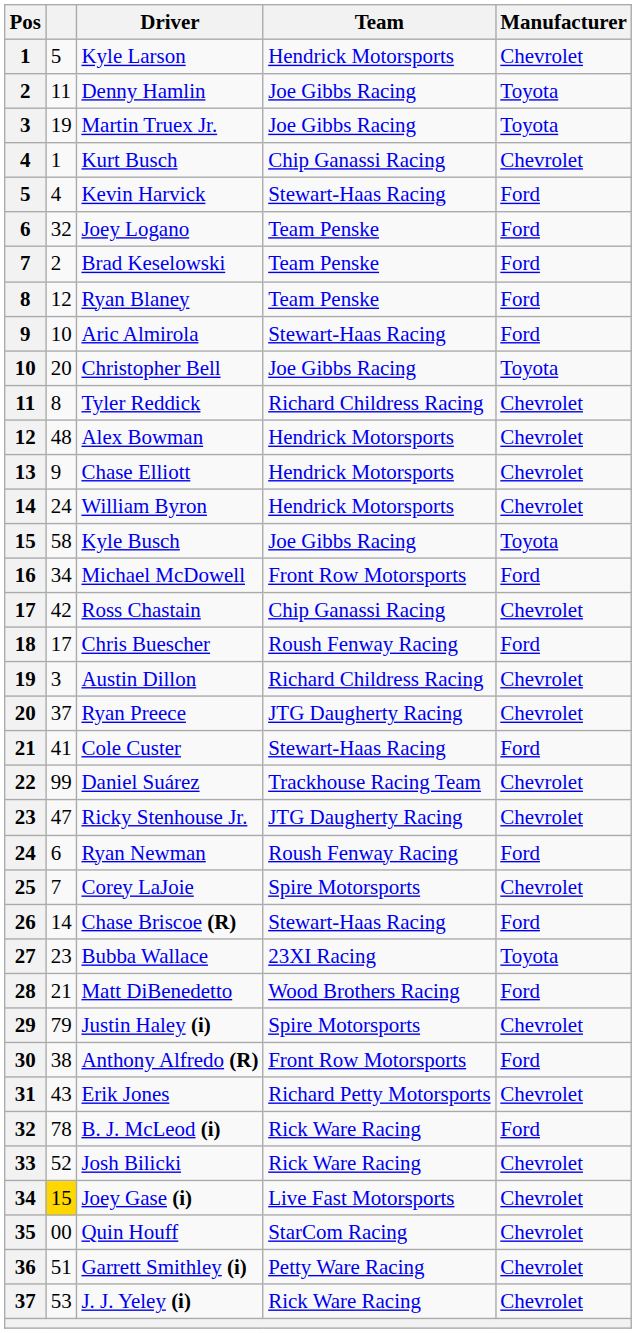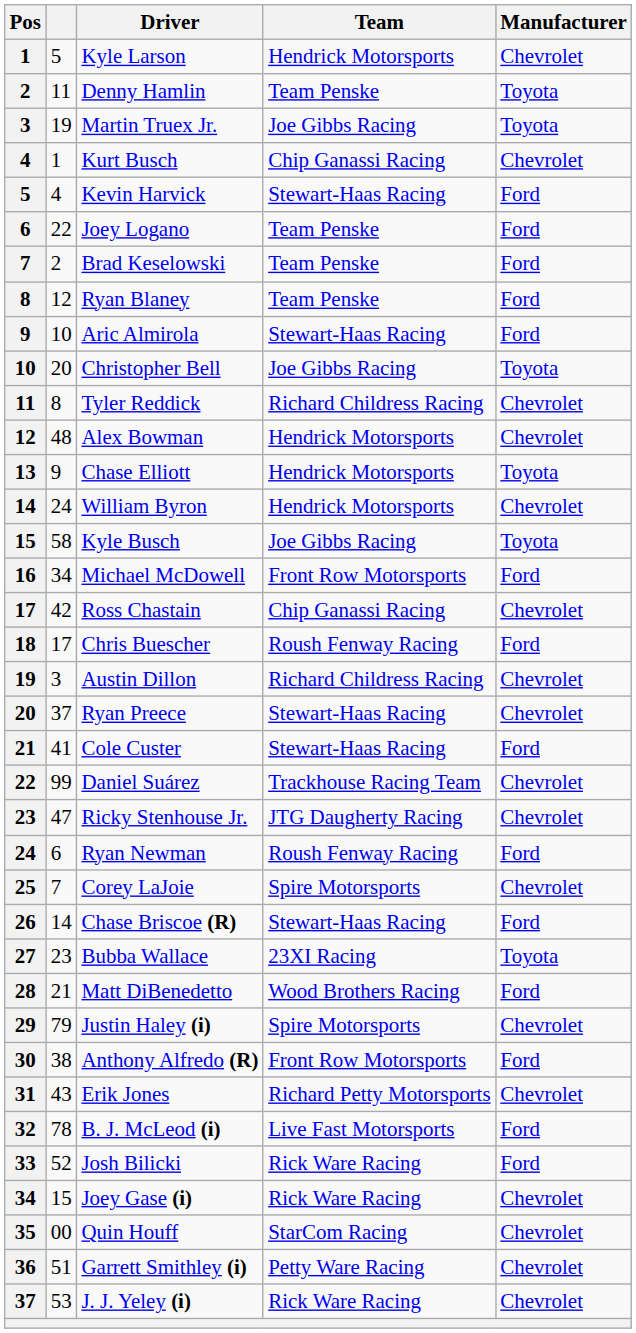(342, 91) Joe Gibbs Racing -> (324, 91) Team Penske
(61, 229) 32 -> (61, 229) 22
(542, 471) Chevrolet -> (529, 471) Toyota
(365, 713) JTG Daugherty Racing -> (357, 713) Stewart-Haas Racing
(345, 1128) Rick Ware Racing -> (361, 1128) Live Fast Motorsports
(542, 1163) Chevrolet -> (520, 1163) Ford
(61, 1197) gold background -> (61, 1197) no background
(361, 1197) Live Fast Motorsports -> (345, 1197) Rick Ware Racing
